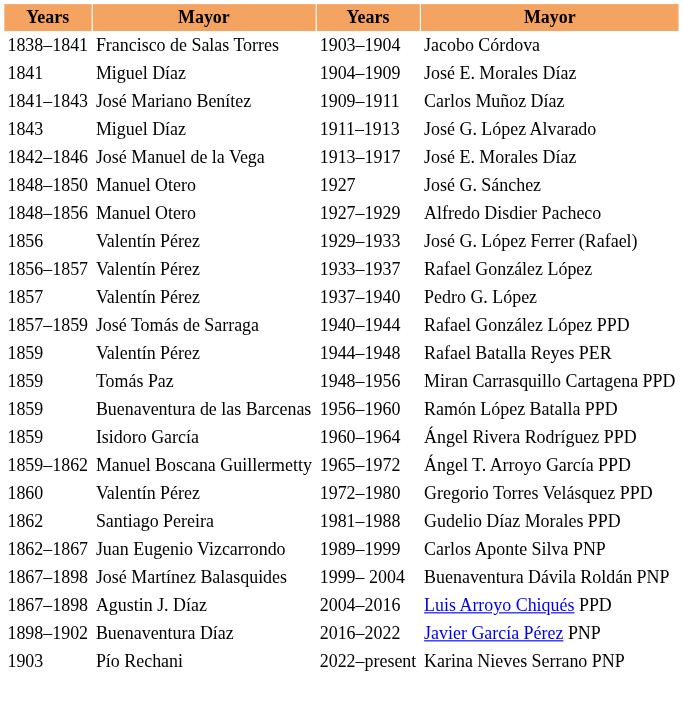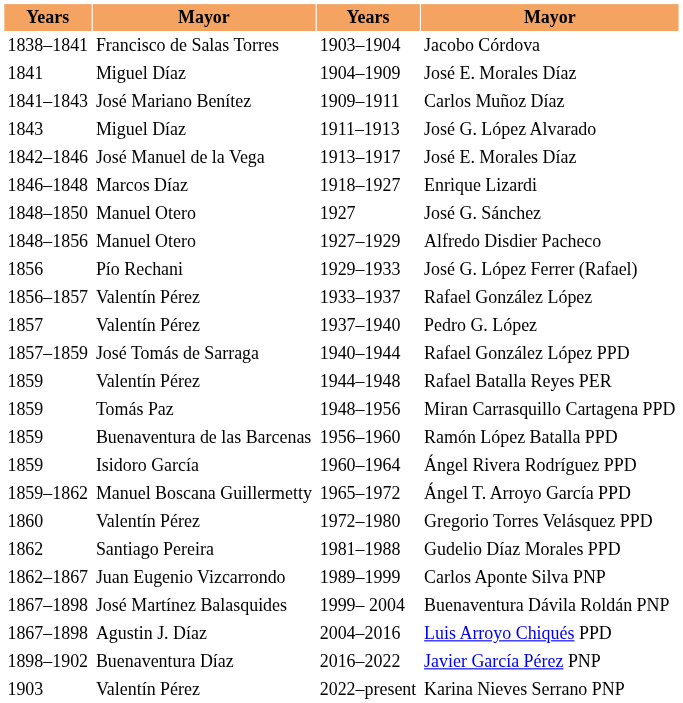+ row: (360, 185)
(148, 241) Valentín Pérez -> (139, 269) Pío Rechani
(139, 661) Pío Rechani -> (148, 689) Valentín Pérez
